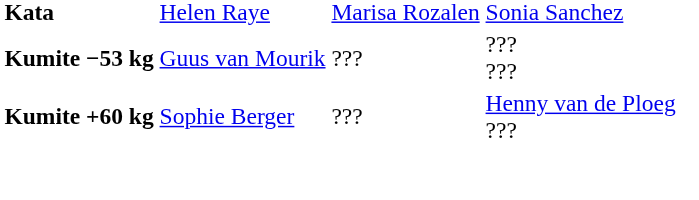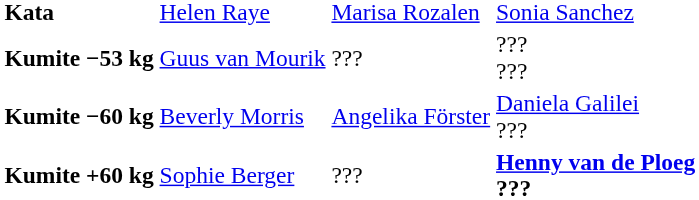+ row: (79, 116)
(581, 116) normal -> (596, 175) bold
